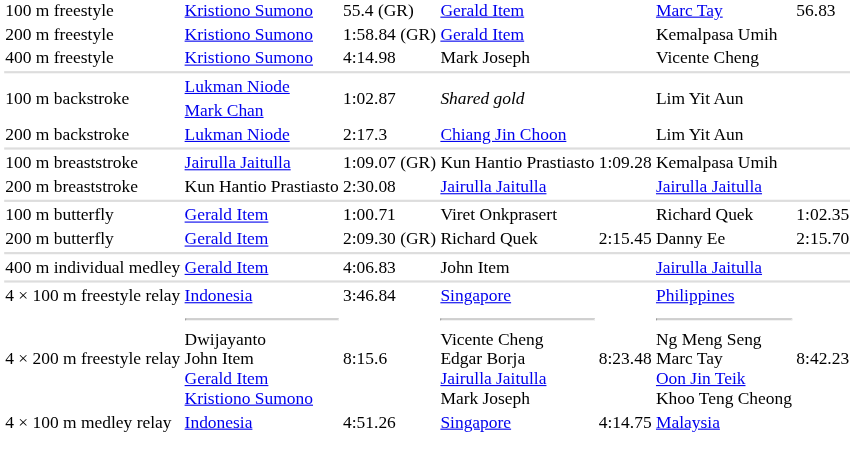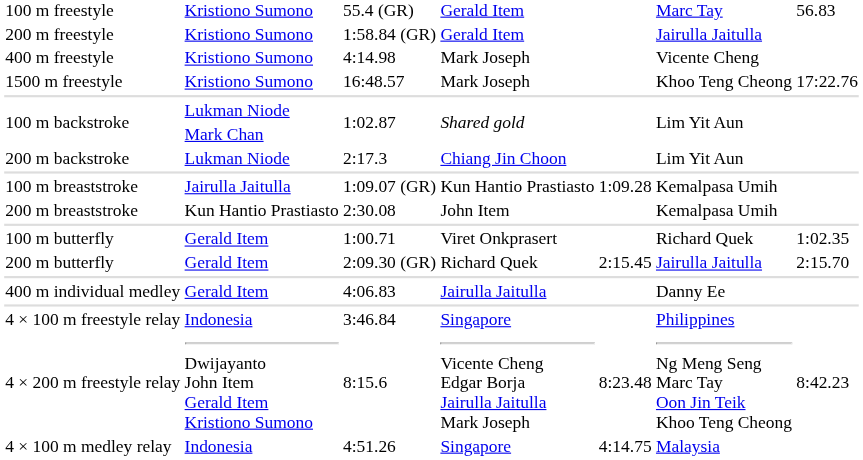(717, 34) Kemalpasa Umih -> (709, 34) Jairulla Jaitulla
+ row: (64, 81)
(493, 186) Jairulla Jaitulla -> (475, 210) John Item
(709, 186) Jairulla Jaitulla -> (717, 210) Kemalpasa Umih
(691, 238) Danny Ee -> (709, 262) Jairulla Jaitulla
(475, 267) John Item -> (493, 291) Jairulla Jaitulla
(709, 267) Jairulla Jaitulla -> (691, 291) Danny Ee
